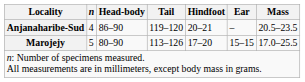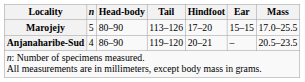rows swapped: (46, 27) <-> (46, 43)
